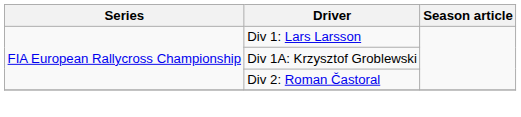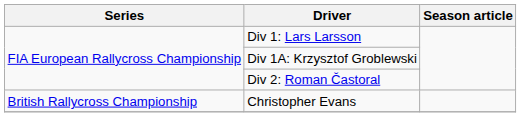+ row: (302, 101)
